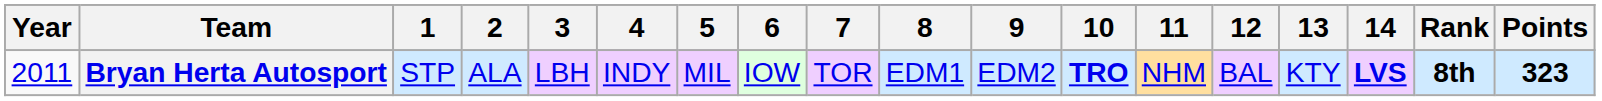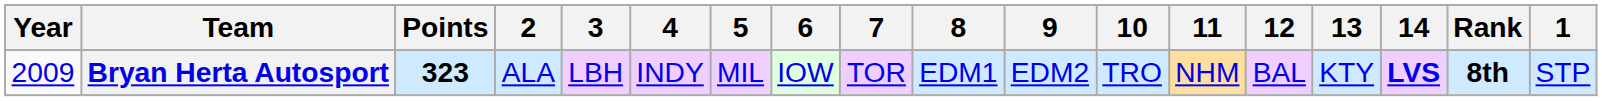columns swapped: (428, 28) <-> (1545, 28)
(42, 72) 2011 -> (43, 72) 2009
(1099, 72) bold -> (1132, 72) normal
